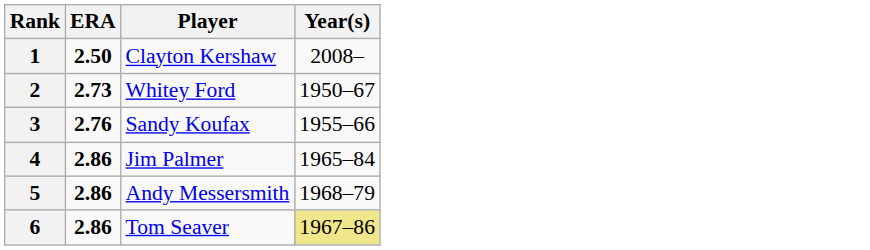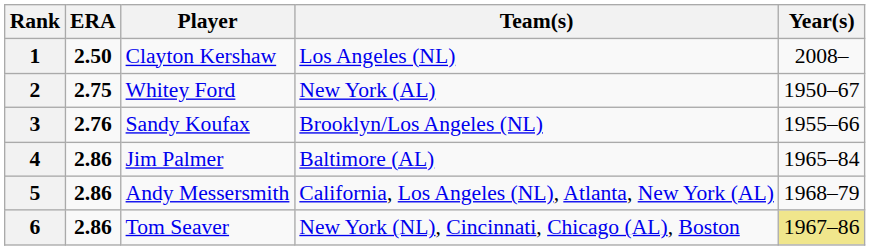+ column: (537, 21)
(93, 90) 2.73 -> (93, 90) 2.75
